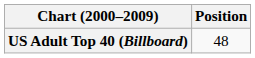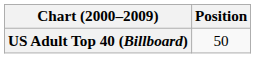(221, 40) 48 -> (221, 40) 50
